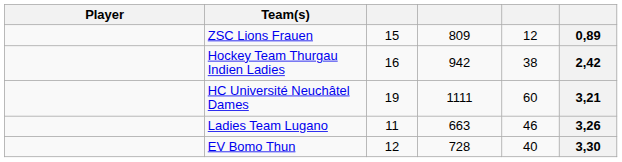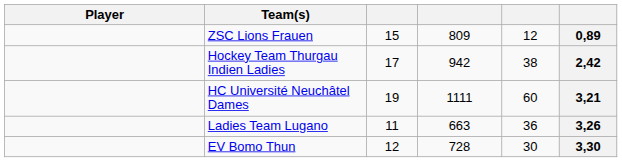(392, 63) 16 -> (392, 63) 17
(530, 126) 46 -> (530, 126) 36
(530, 146) 40 -> (530, 146) 30
